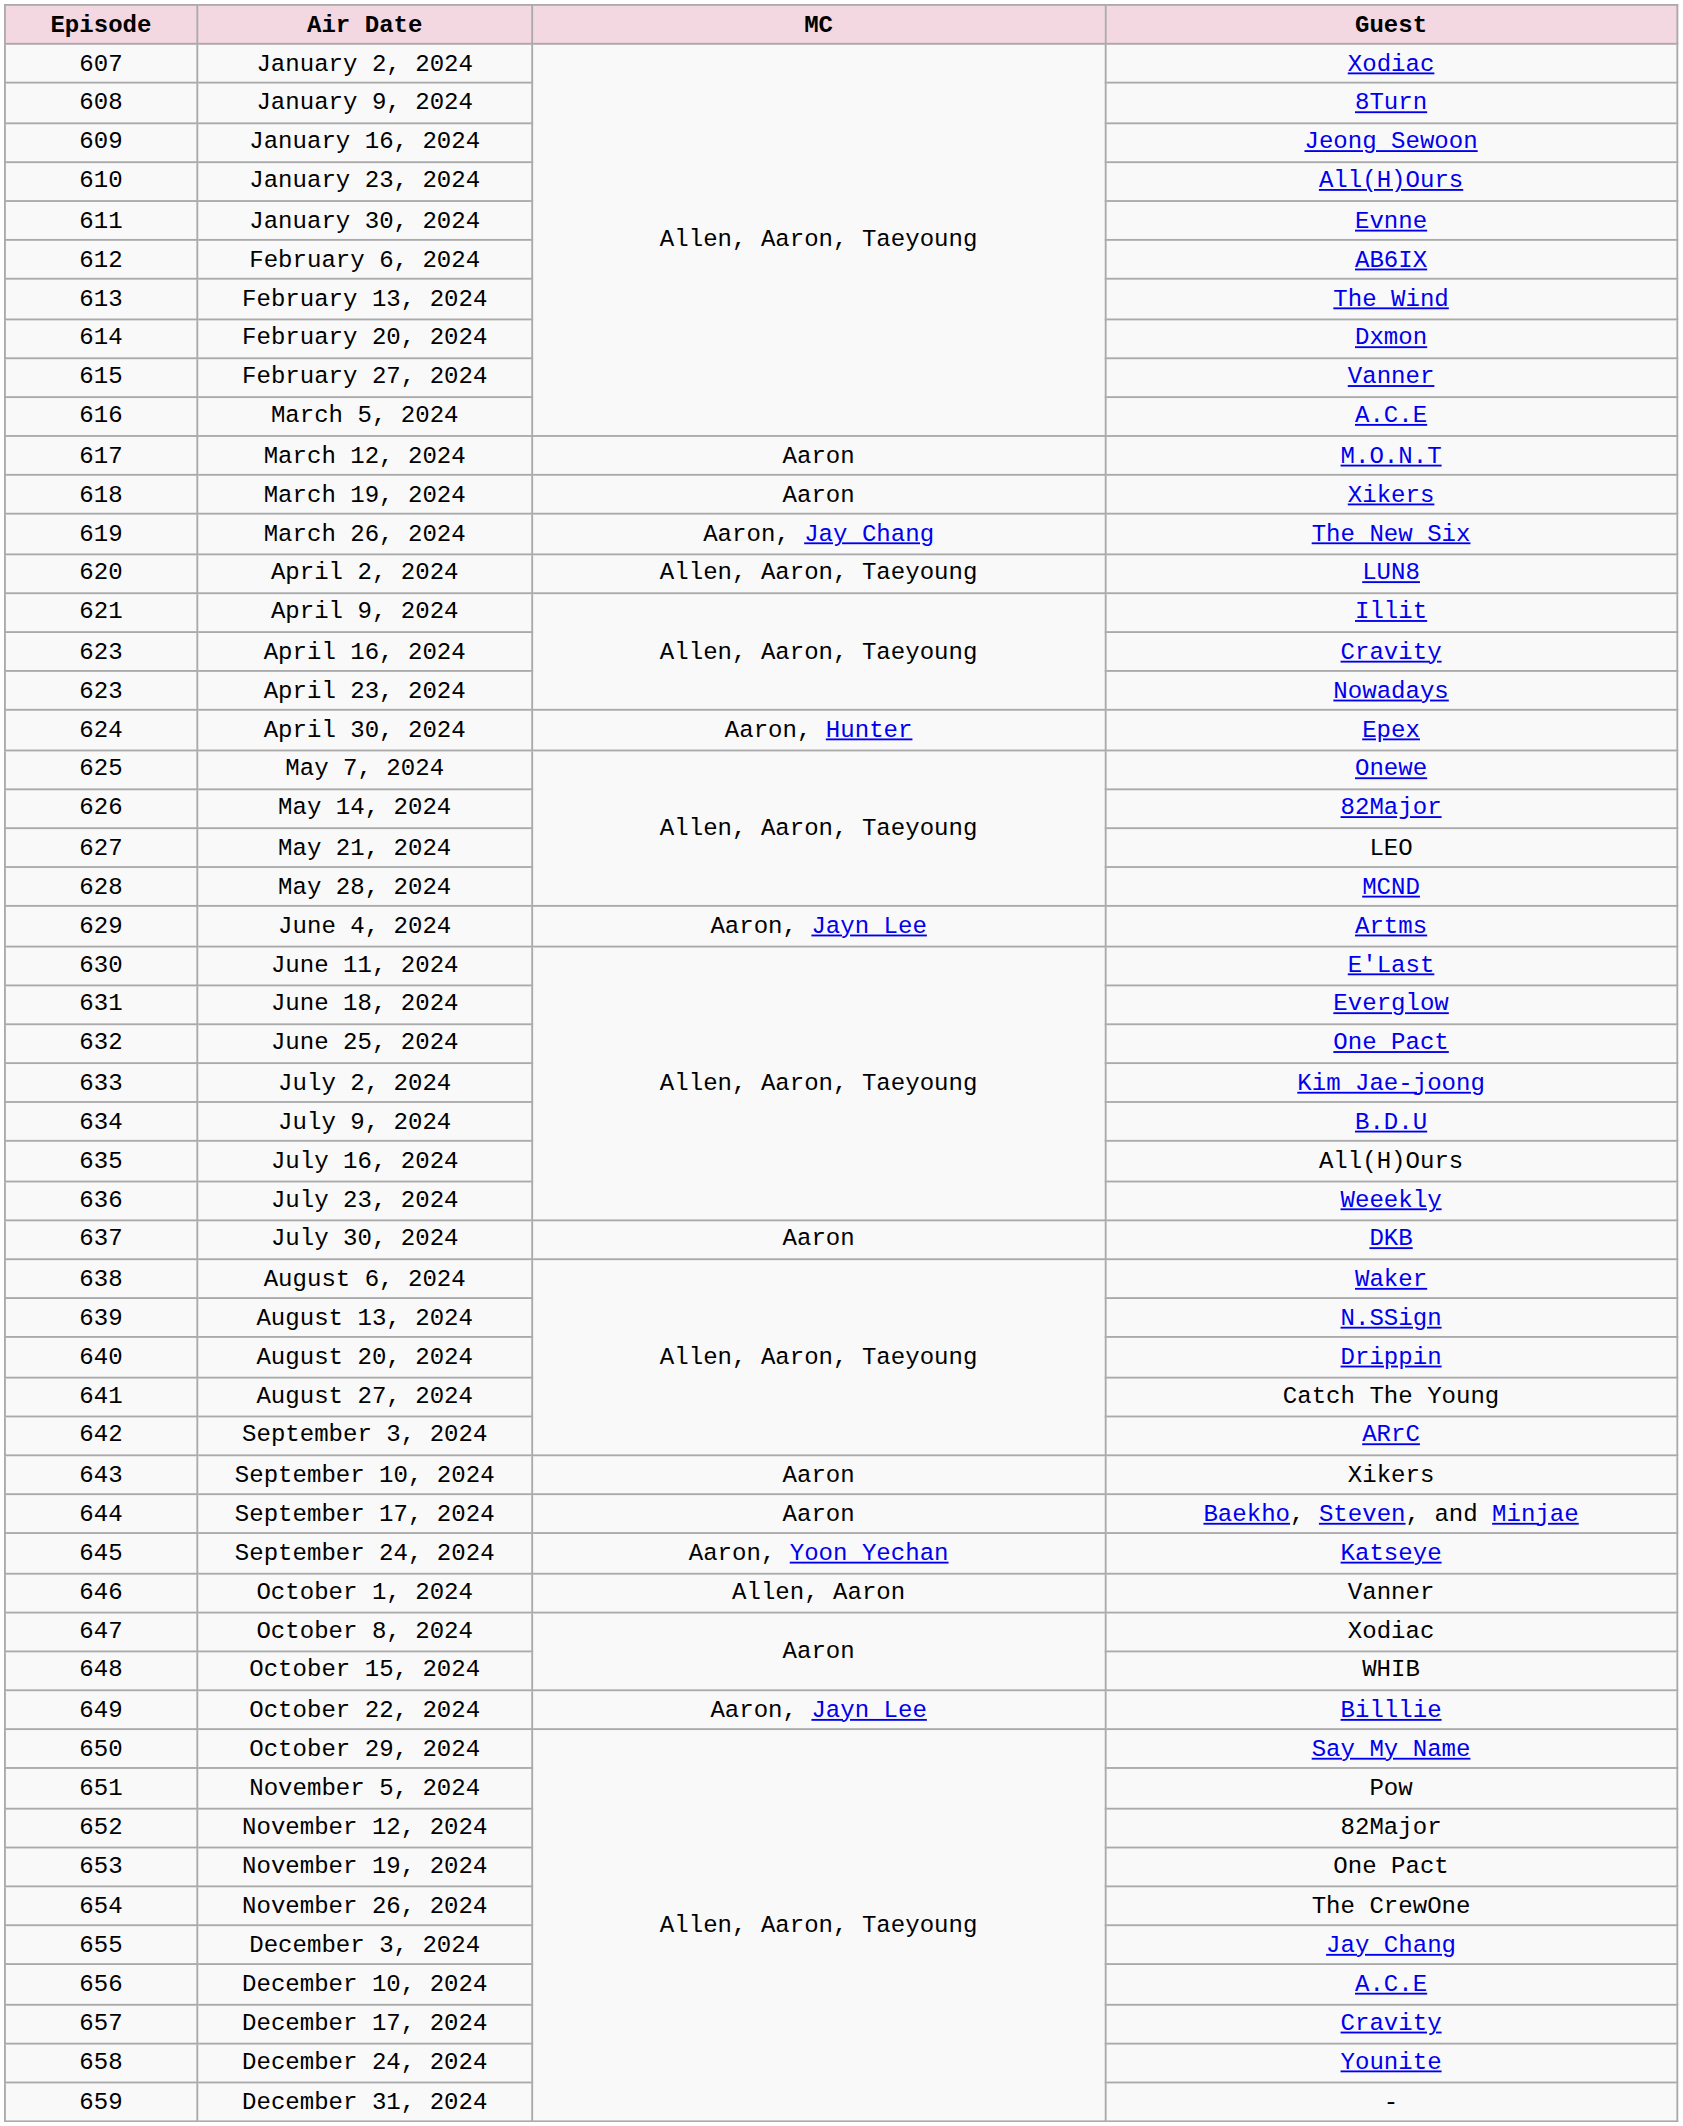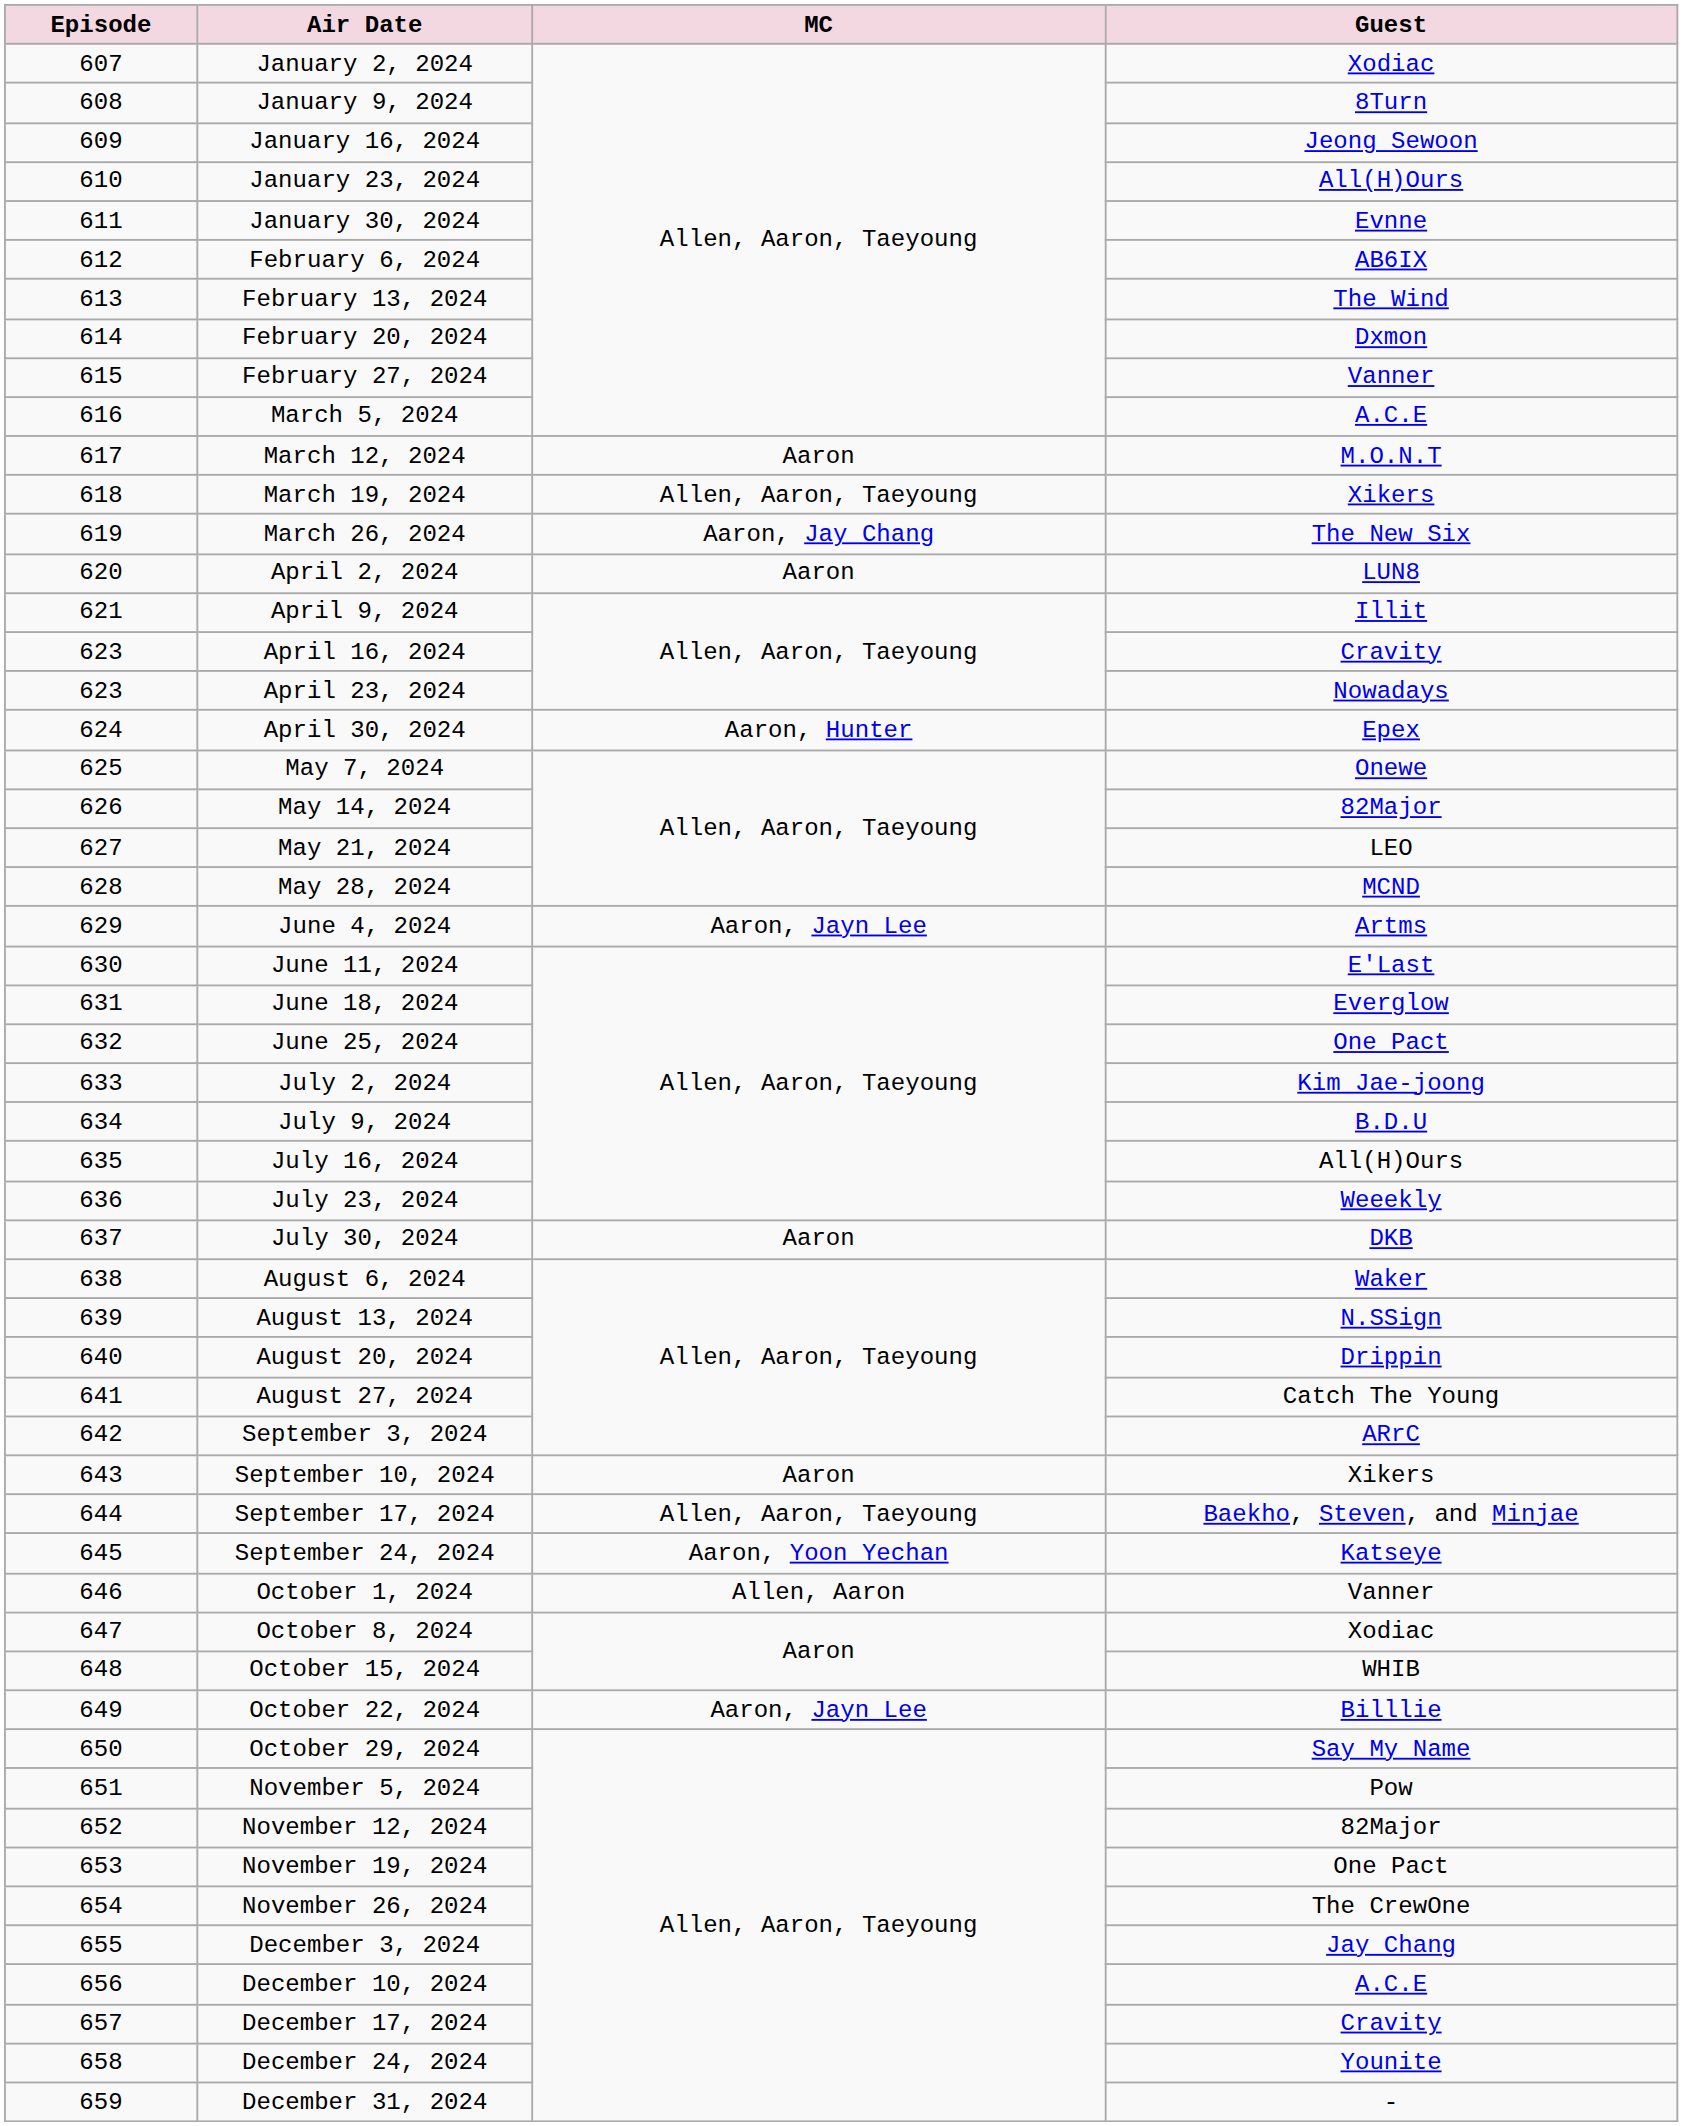(819, 495) Aaron -> (819, 495) Allen, Aaron, Taeyoung
(819, 573) Allen, Aaron, Taeyoung -> (819, 573) Aaron
(819, 1514) Aaron -> (819, 1514) Allen, Aaron, Taeyoung
